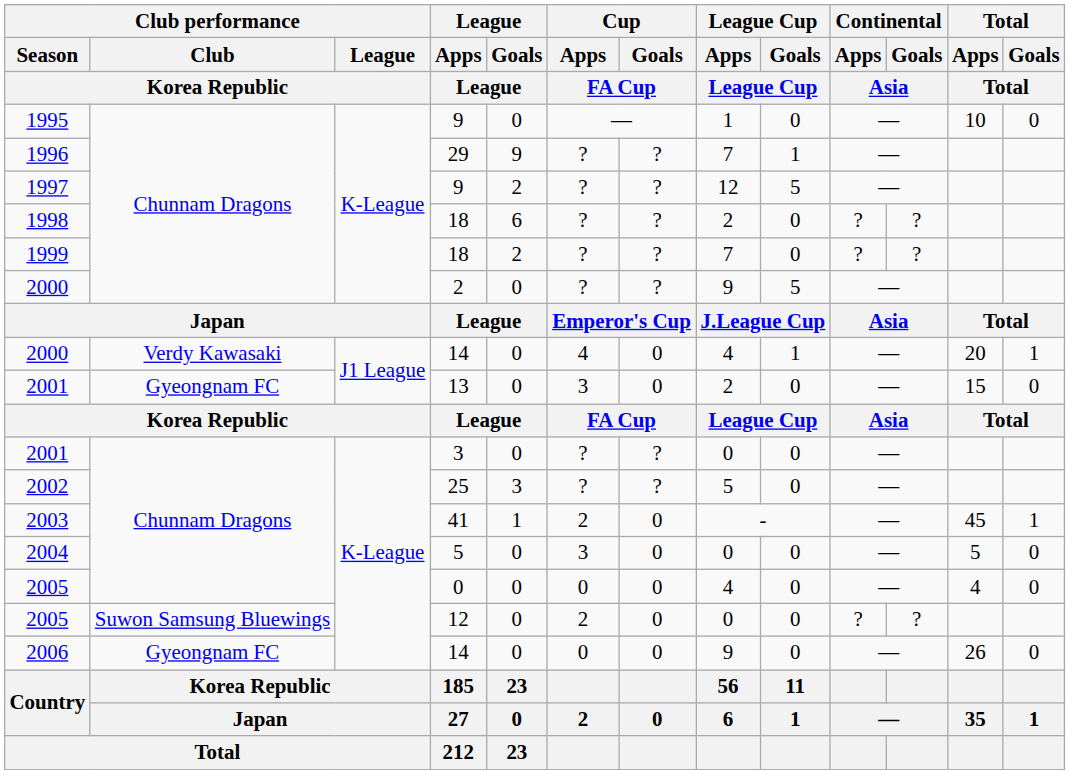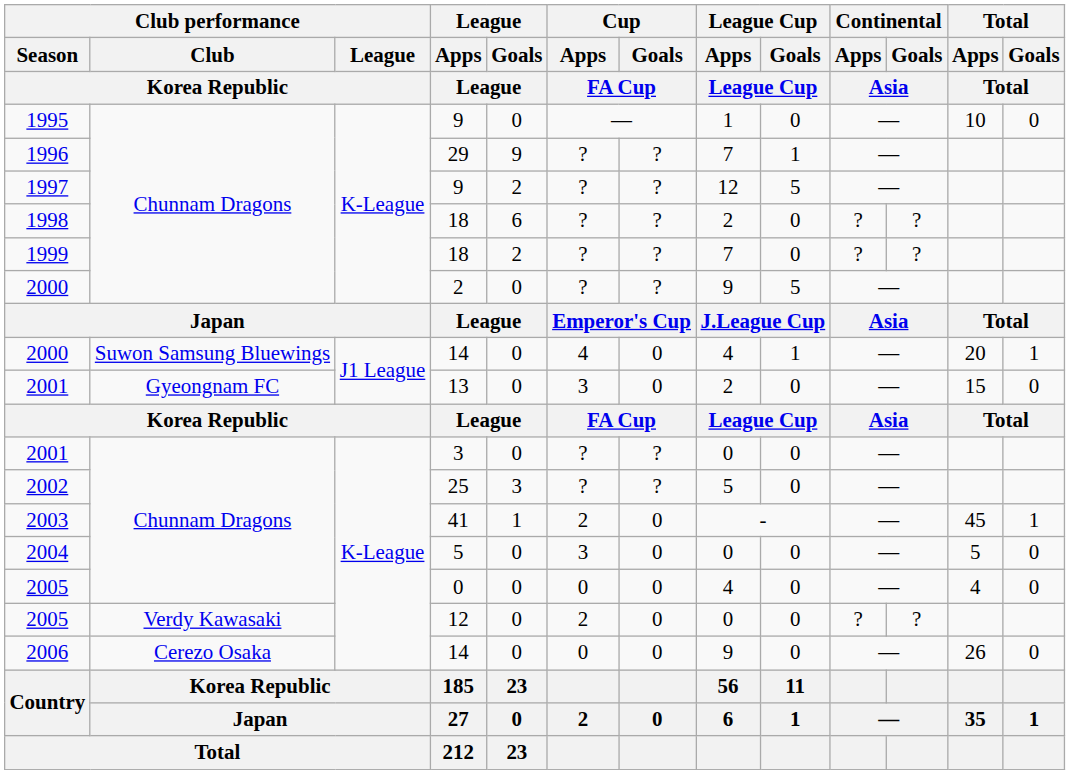(212, 353) Verdy Kawasaki -> (212, 353) Suwon Samsung Bluewings
(212, 619) Suwon Samsung Bluewings -> (212, 619) Verdy Kawasaki
(212, 652) Gyeongnam FC -> (212, 652) Cerezo Osaka
